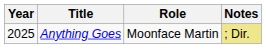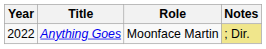(21, 33) 2025 -> (21, 33) 2022
